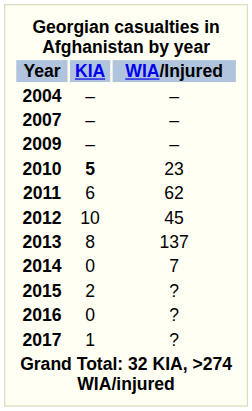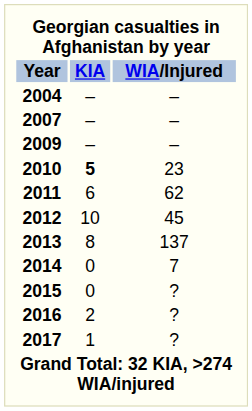(90, 291) 2 -> (90, 291) 0
(90, 315) 0 -> (90, 315) 2
